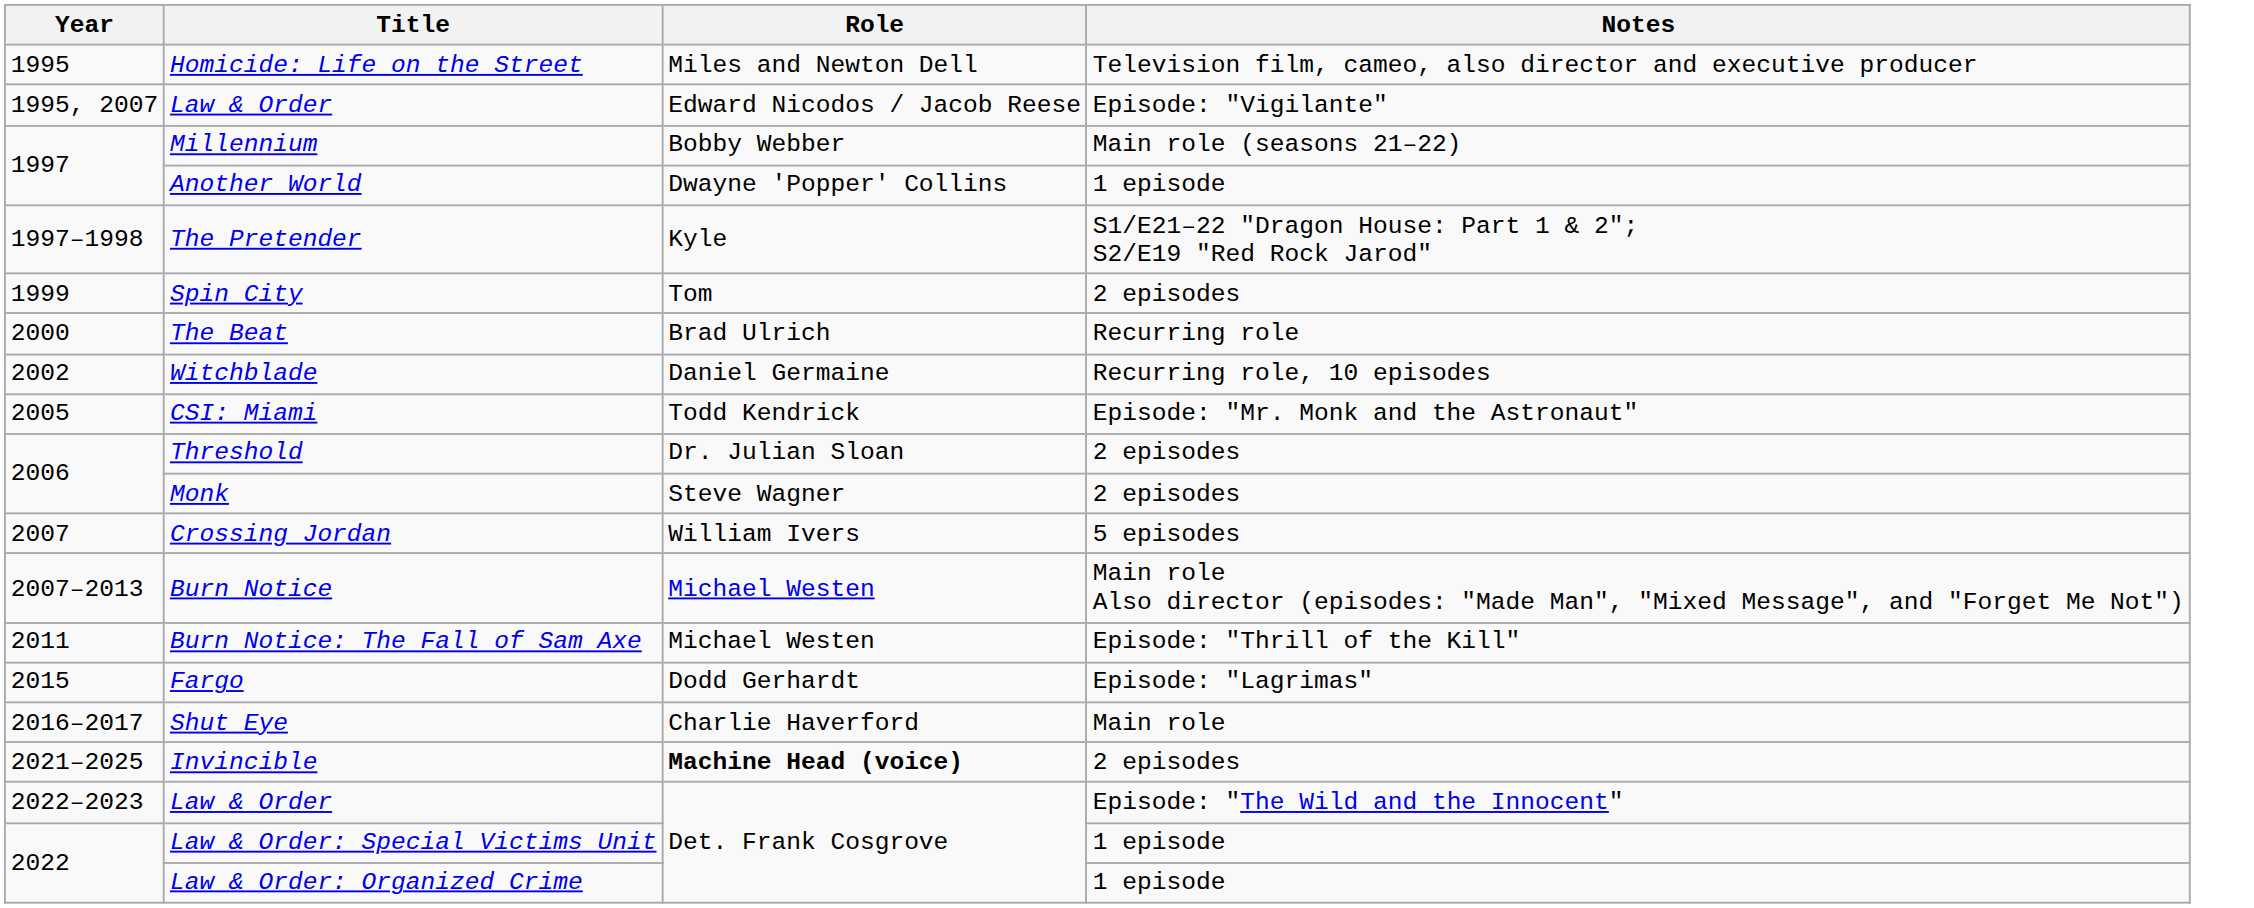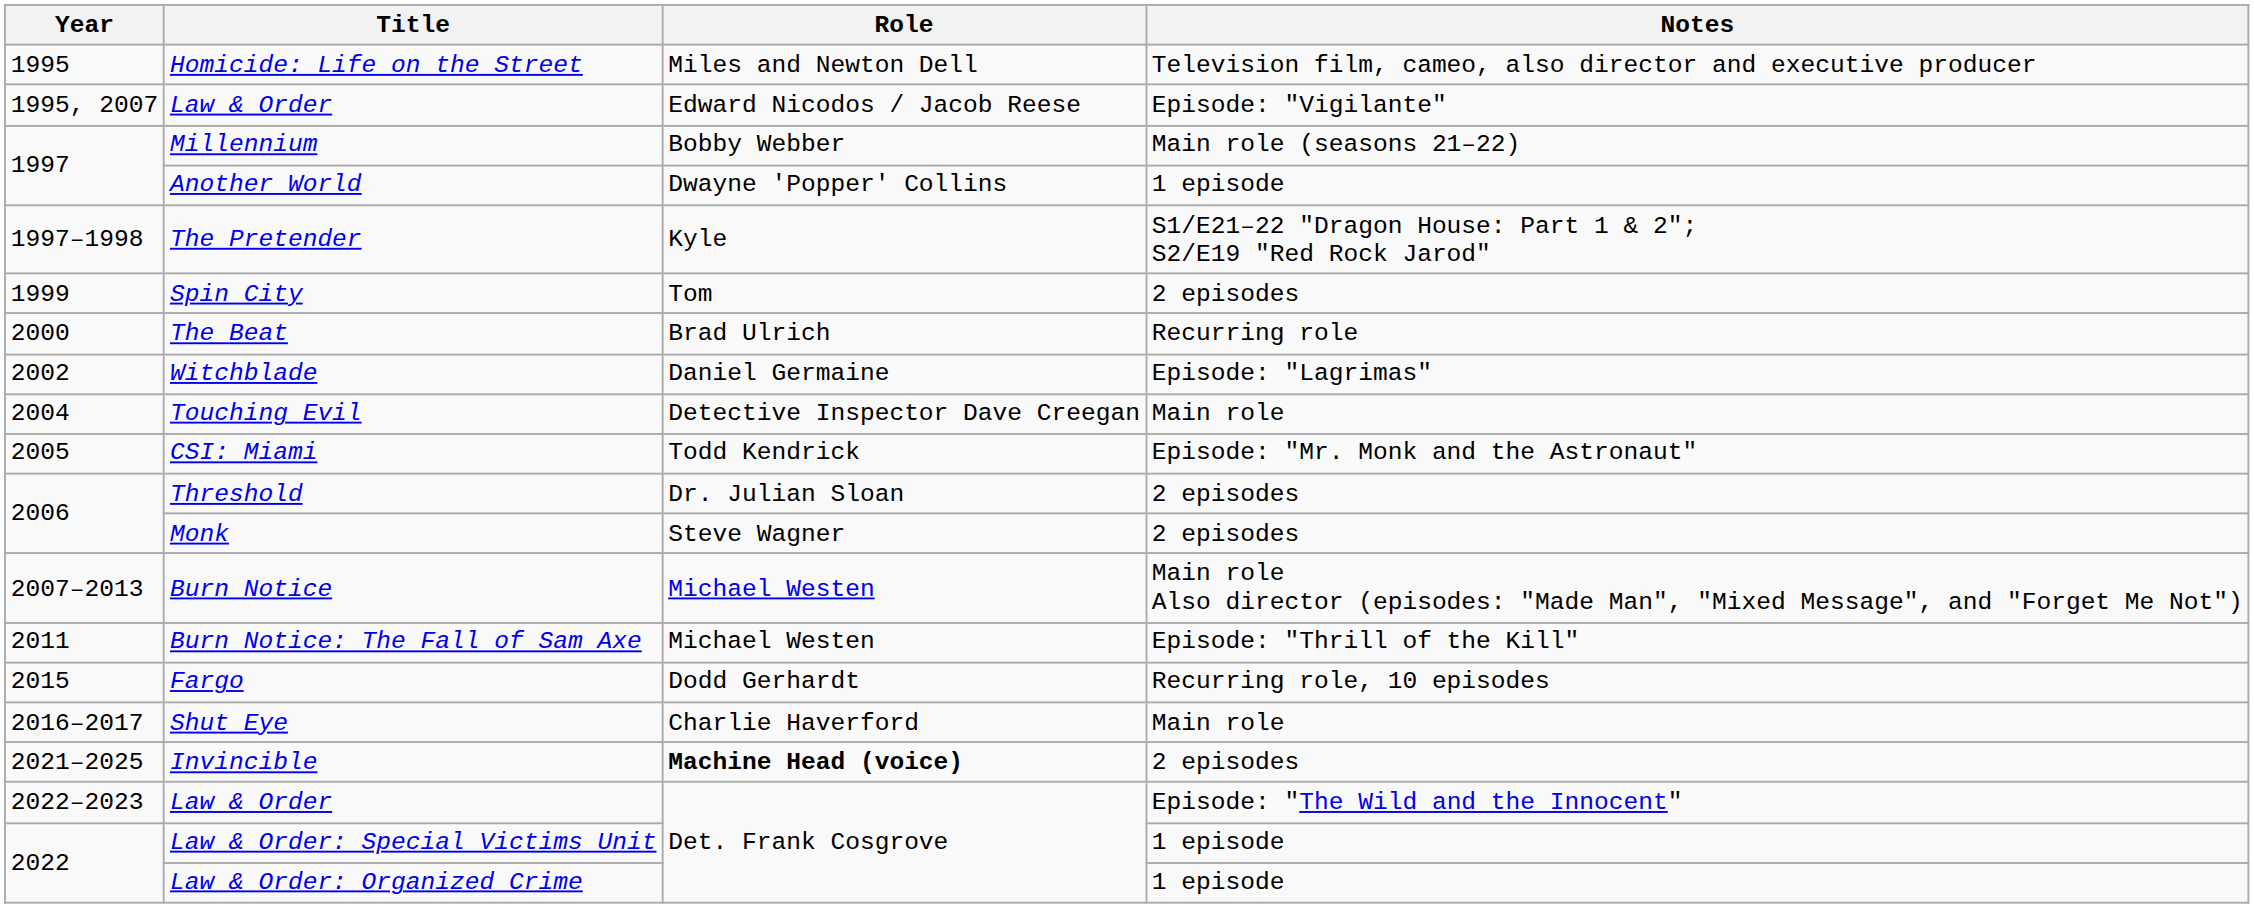(1292, 374) Recurring role, 10 episodes -> (1292, 374) Episode: "Lagrimas"
+ row: (40, 414)
- row: (40, 534)
(1233, 682) Episode: "Lagrimas" -> (1351, 682) Recurring role, 10 episodes
